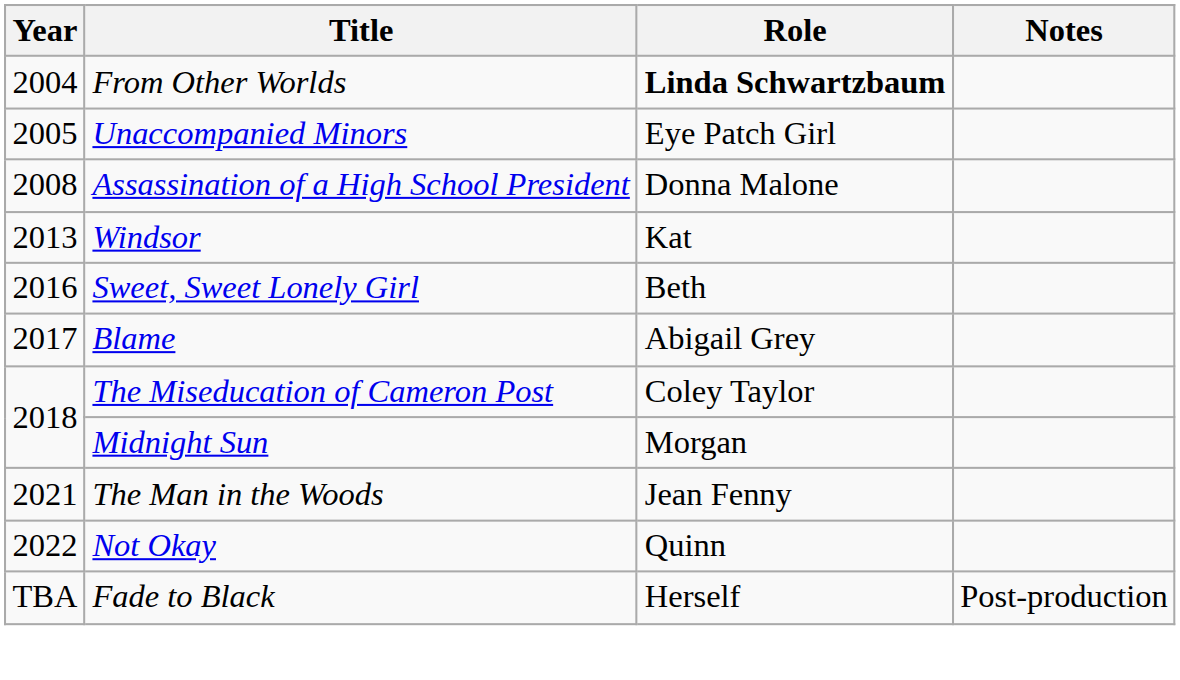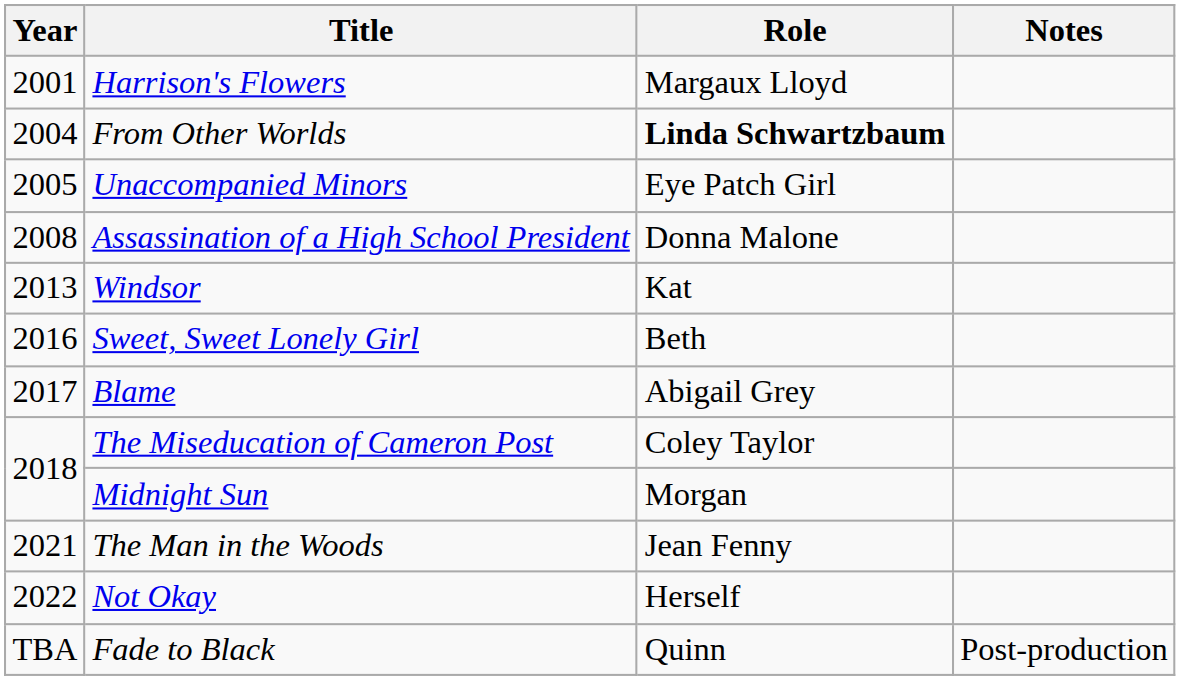+ row: (219, 81)
(685, 545) Quinn -> (693, 596) Herself
(693, 596) Herself -> (685, 648) Quinn
